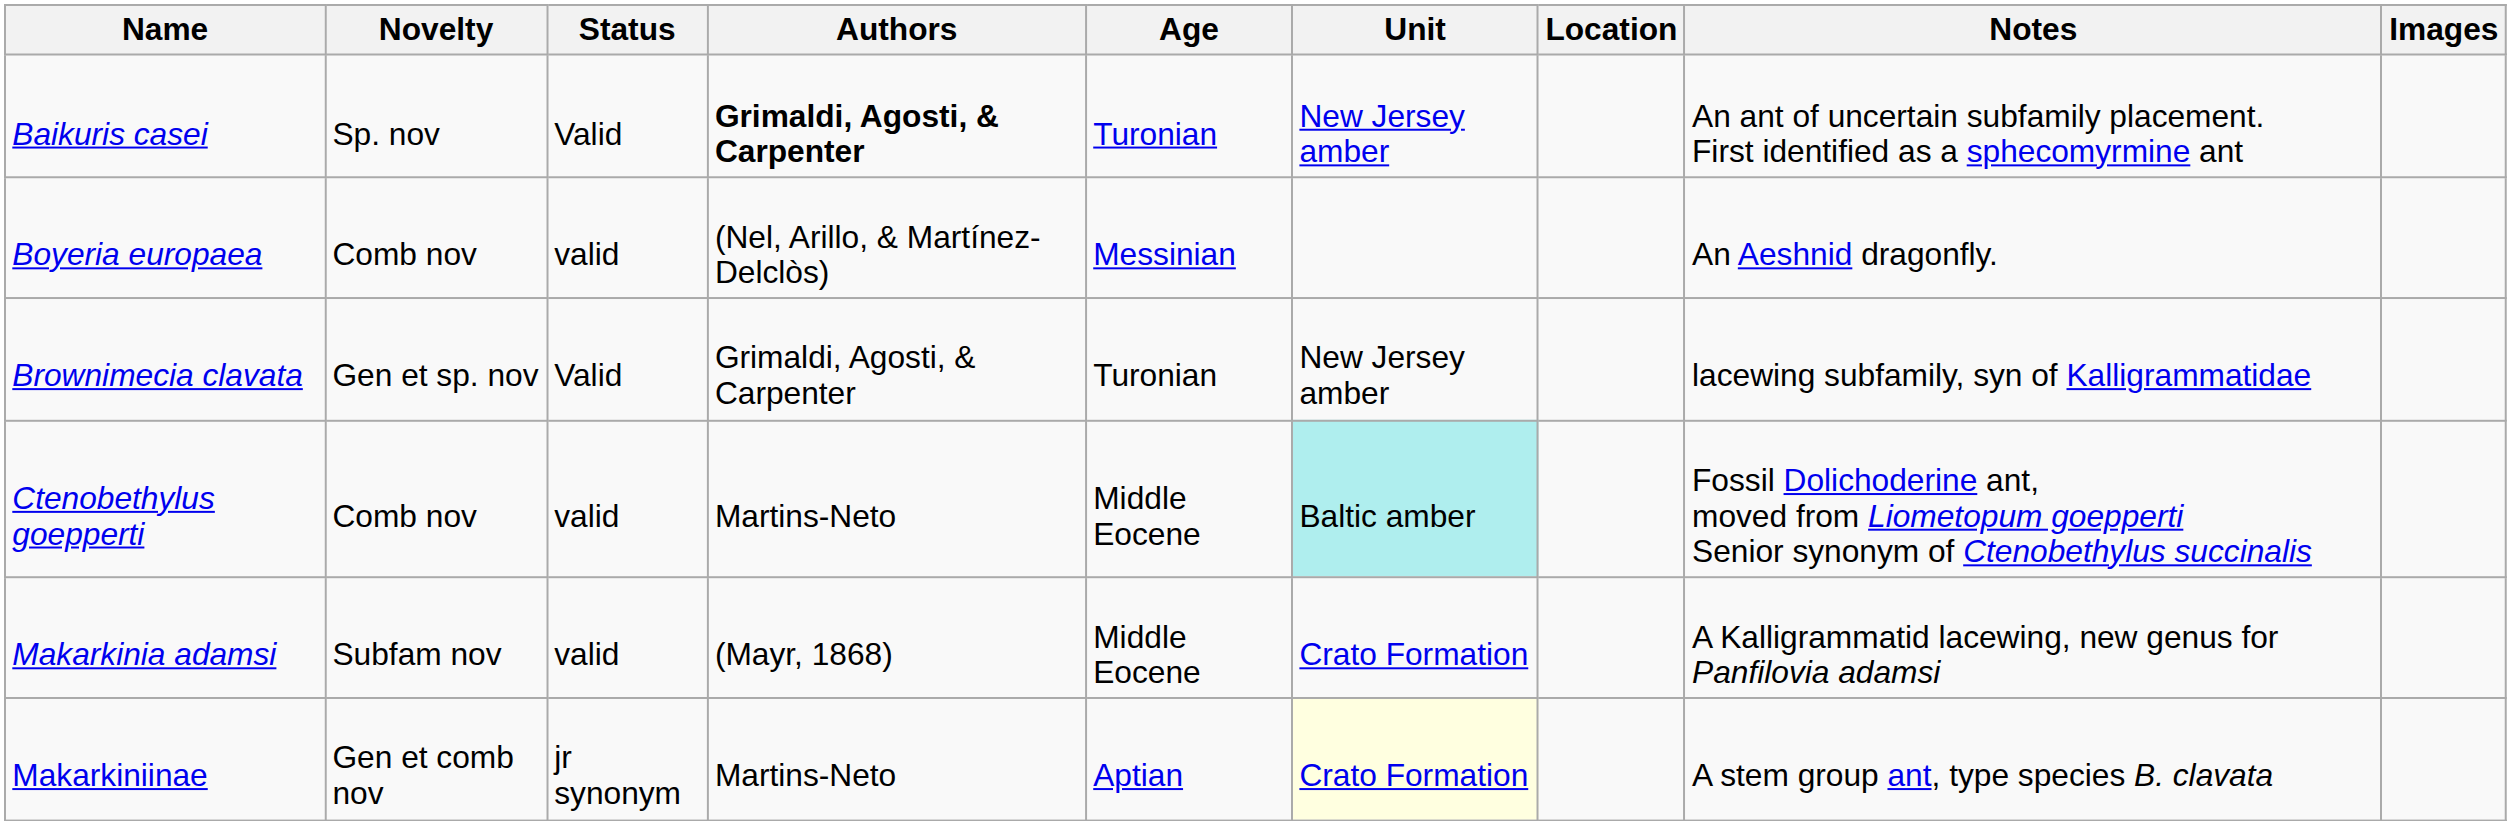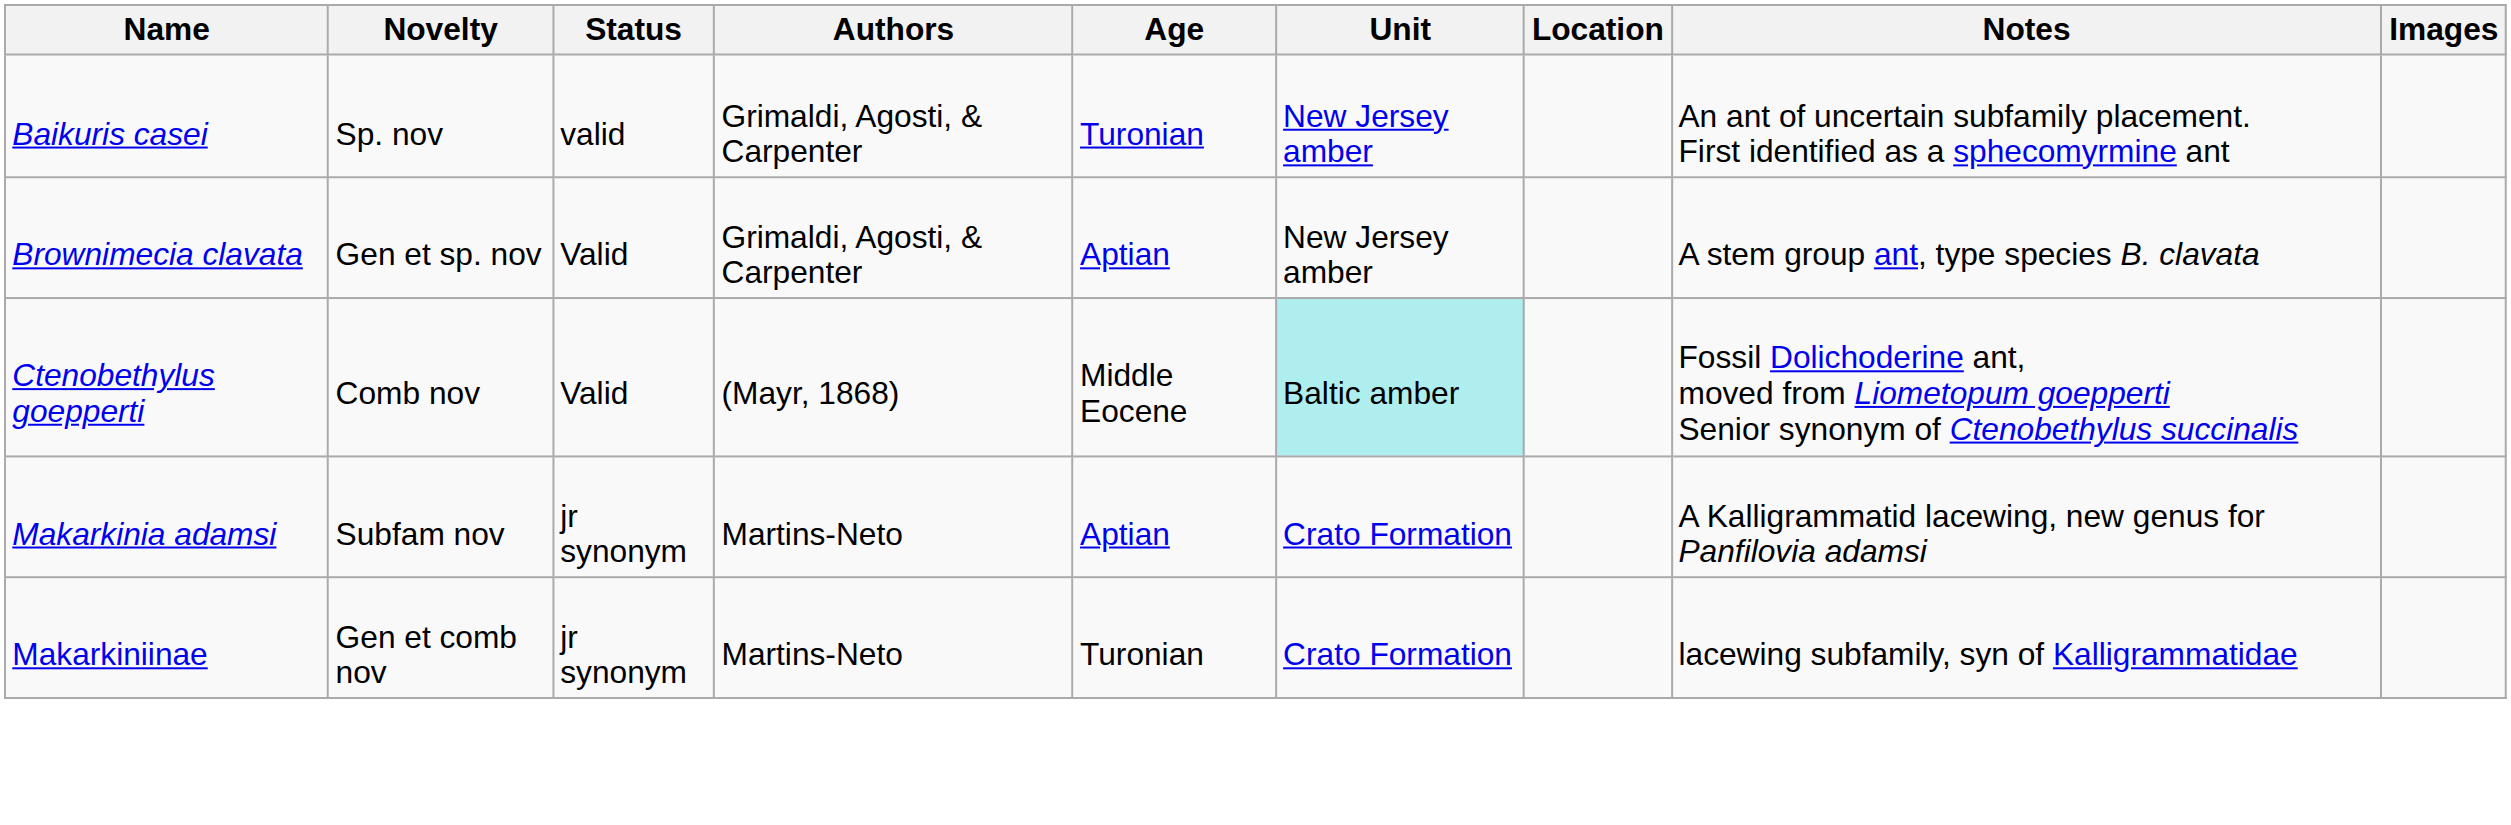(588, 133) Valid -> (593, 133) valid
(857, 133) bold -> (852, 133) normal
- row: (137, 254)
(1155, 376) Turonian -> (1125, 254) Aptian
(2002, 376) lacewing subfamily, syn of Kalligrammatidae -> (1969, 254) A stem group ant, type species B. clavata
(587, 515) valid -> (594, 394) Valid
(806, 515) Martins-Neto -> (810, 394) (Mayr, 1868)
(587, 655) valid -> (624, 533) jr synonym
(804, 655) (Mayr, 1868) -> (812, 533) Martins-Neto
(1147, 655) Middle Eocene -> (1125, 533) Aptian
(1138, 776) Aptian -> (1142, 655) Turonian
(1414, 776) lightyellow background -> (1398, 655) no background
(1983, 776) A stem group ant, type species B. clavata -> (1988, 655) lacewing subfamily, syn of Kalligrammatidae
